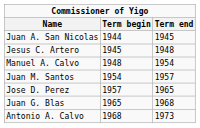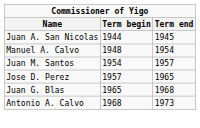- row: (43, 50)
